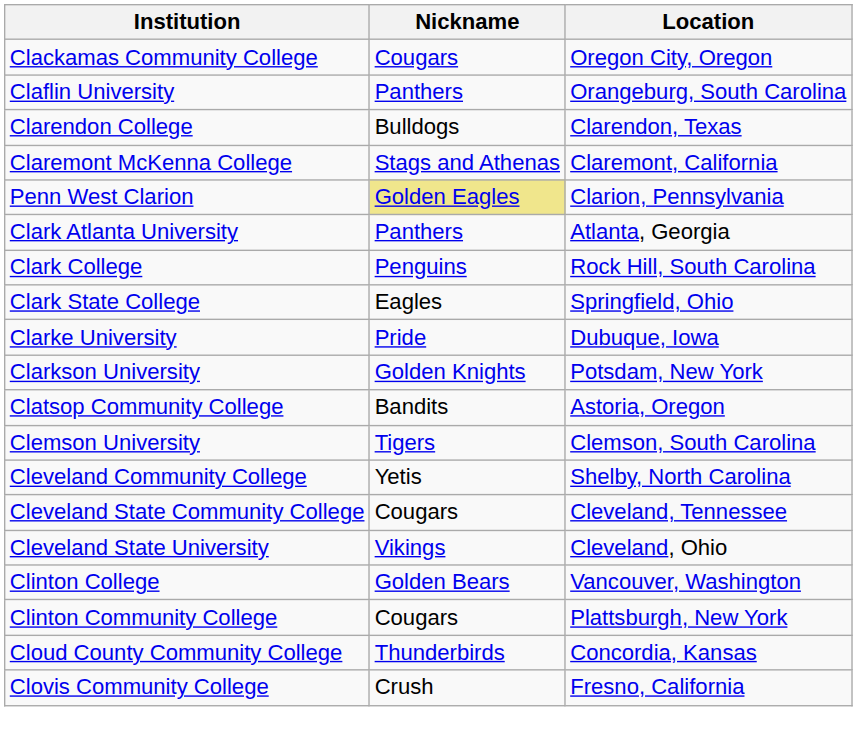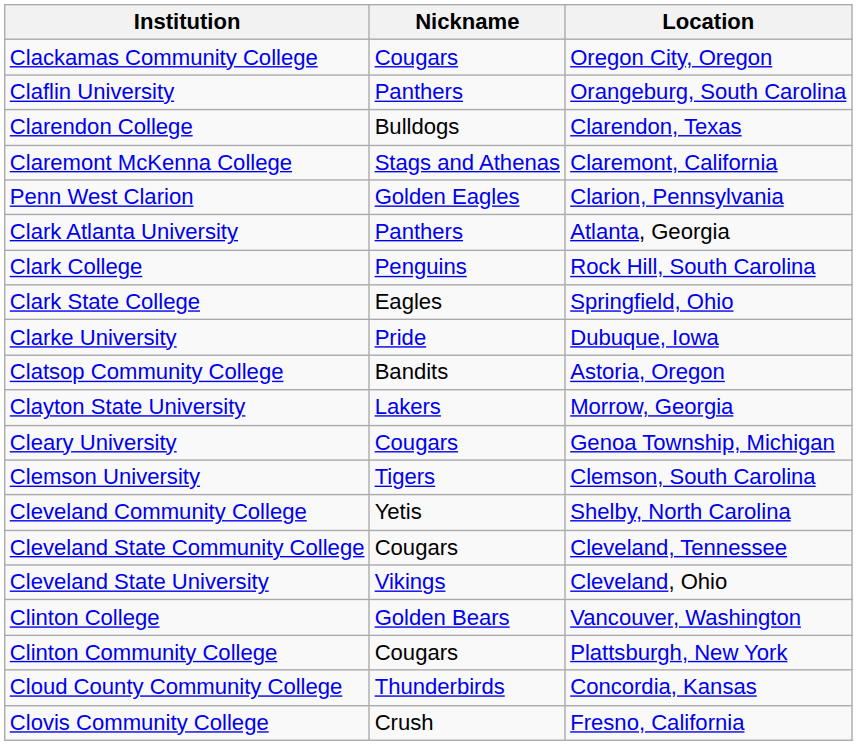(447, 197) khaki background -> (447, 197) no background
- row: (105, 372)
+ row: (128, 407)
+ row: (93, 442)
